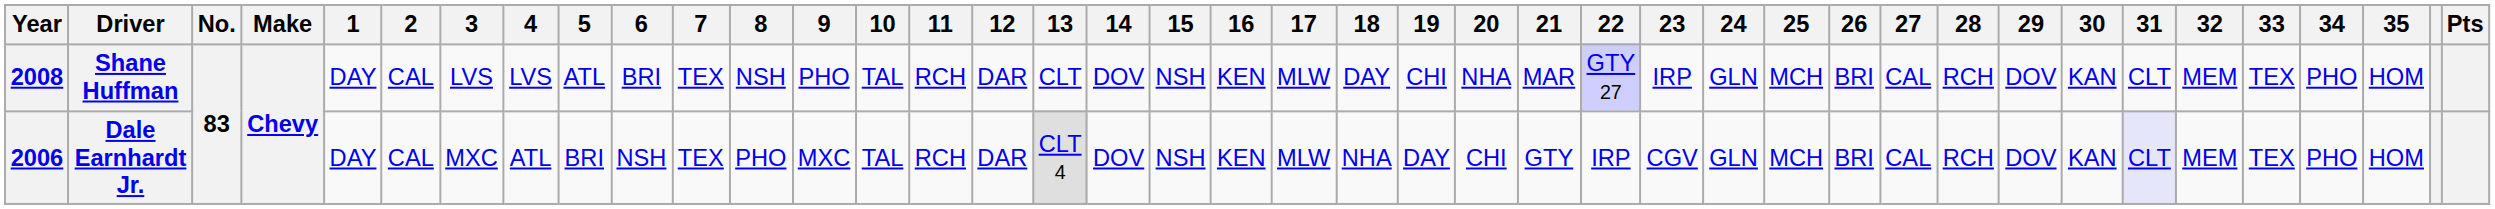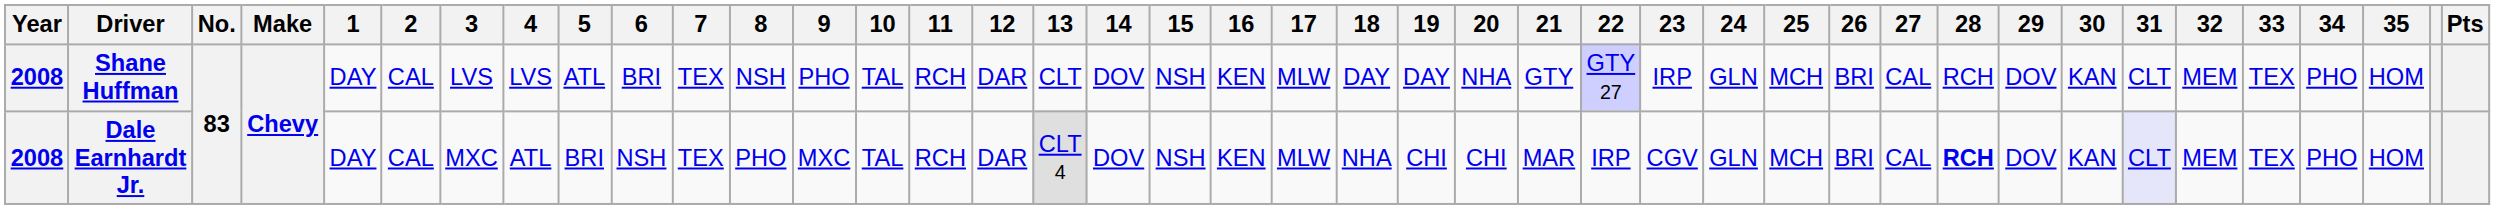(1427, 77) CHI -> (1427, 77) DAY
(1549, 77) MAR -> (1549, 77) GTY
(37, 158) 2006 -> (37, 158) 2008
(1427, 158) DAY -> (1427, 158) CHI
(1549, 158) GTY -> (1549, 158) MAR
(1968, 158) normal -> (1968, 158) bold
